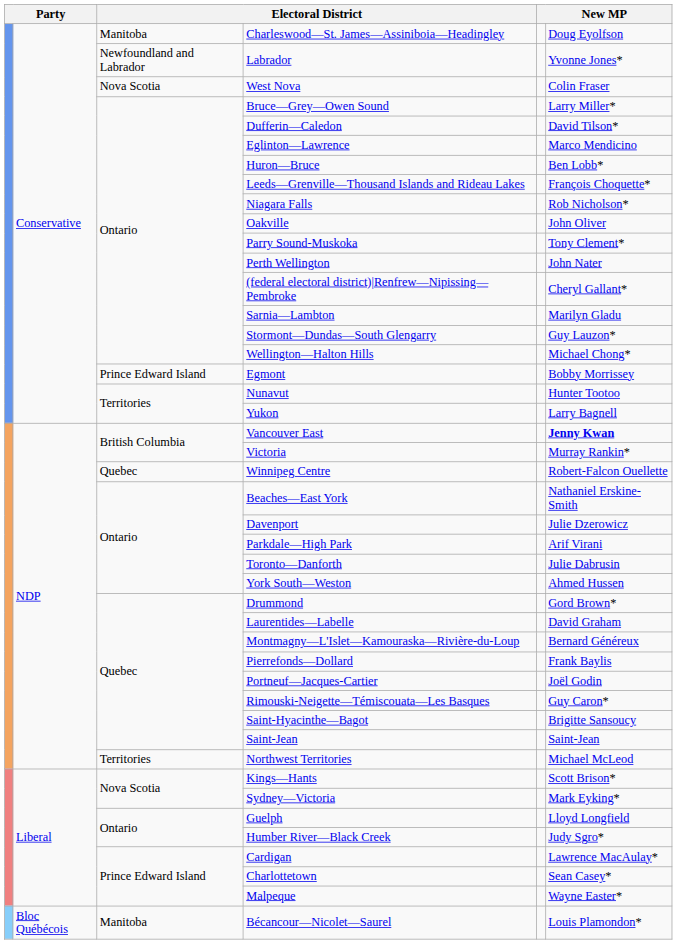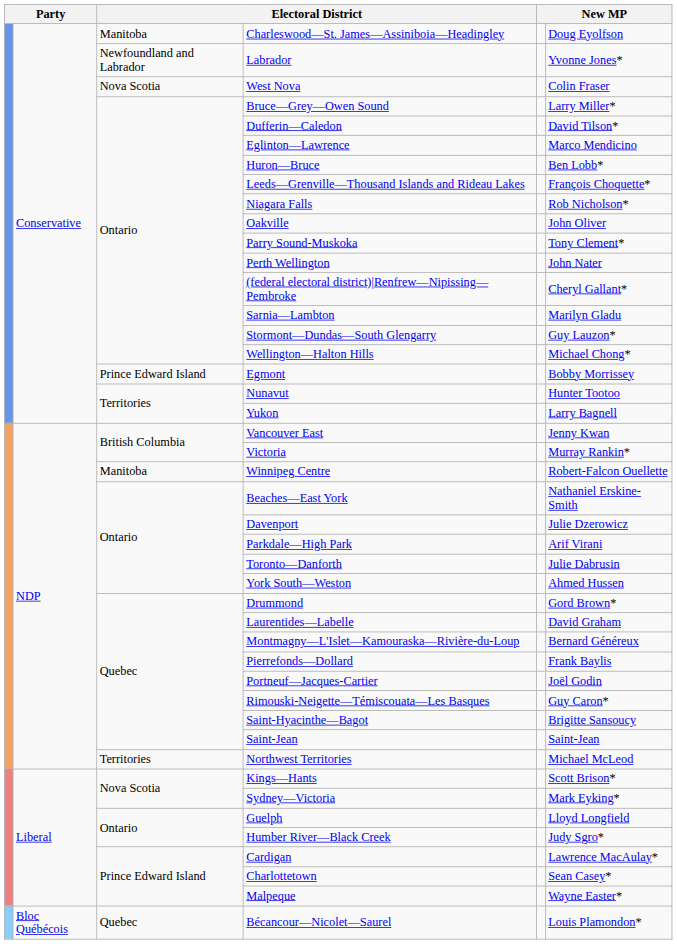(581, 432) bold -> (579, 432) normal
(119, 471) Quebec -> (123, 471) Manitoba
(123, 922) Manitoba -> (119, 922) Quebec
